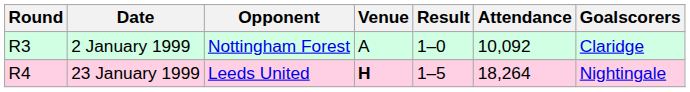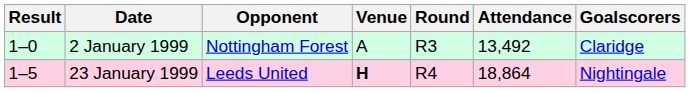columns swapped: (36, 18) <-> (443, 18)
(504, 45) 10,092 -> (504, 45) 13,492
(504, 73) 18,264 -> (504, 73) 18,864
